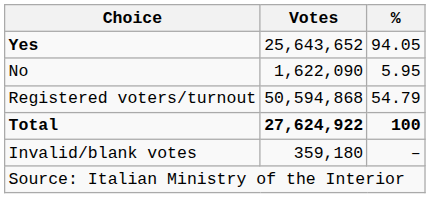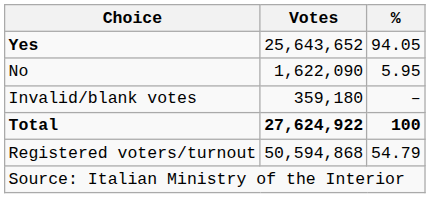rows swapped: (103, 153) <-> (132, 99)
